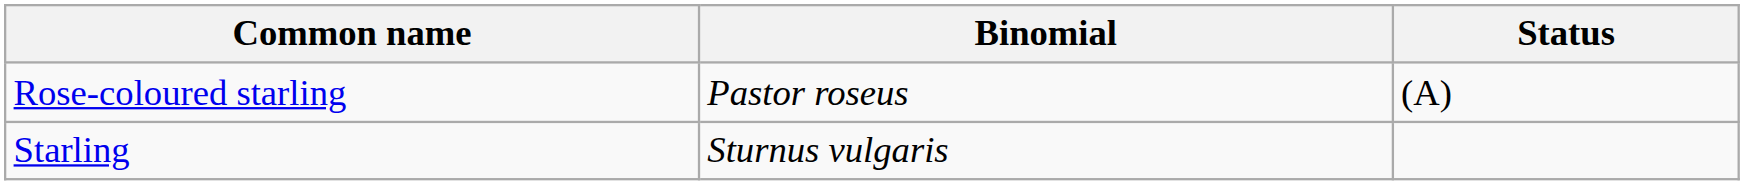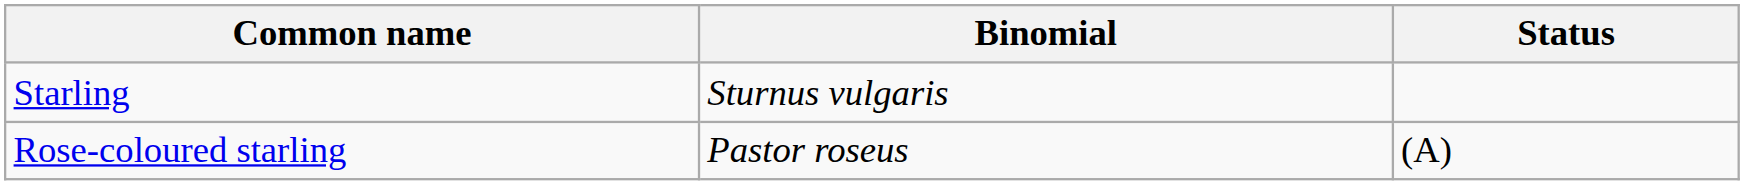rows swapped: (180, 91) <-> (72, 149)
